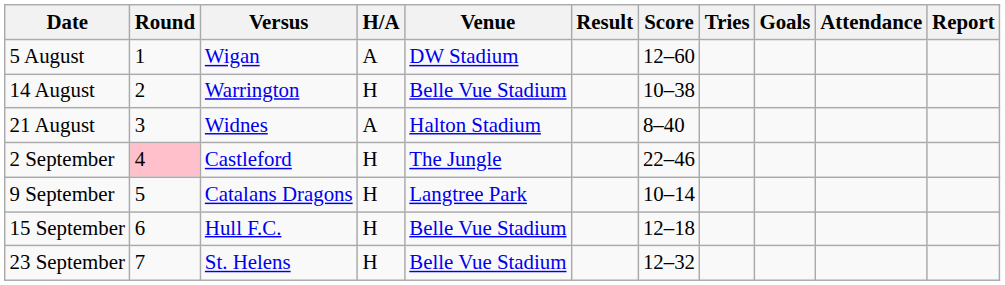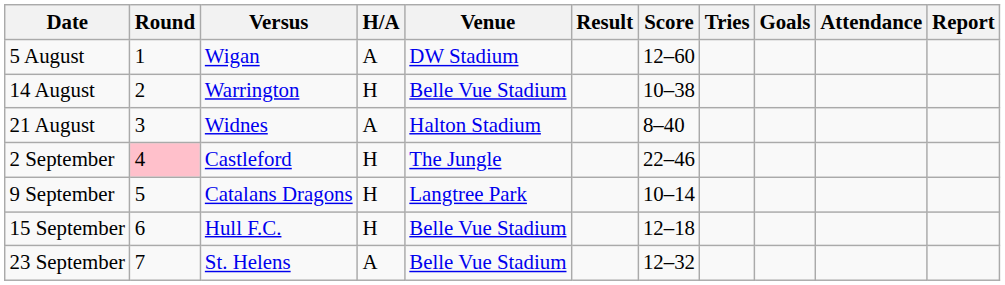(370, 263) H -> (370, 263) A
